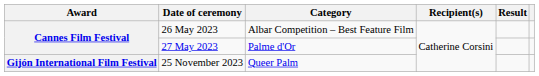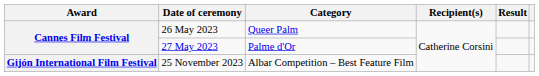(331, 29) Albar Competition – Best Feature Film -> (273, 29) Queer Palm
(273, 63) Queer Palm -> (331, 63) Albar Competition – Best Feature Film
